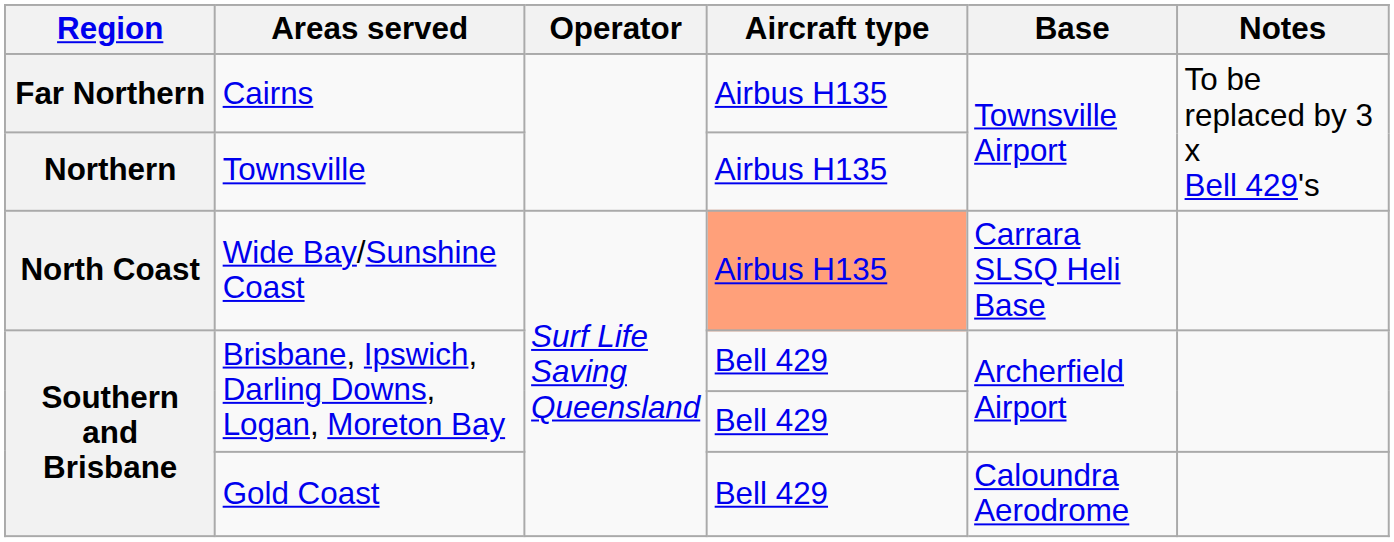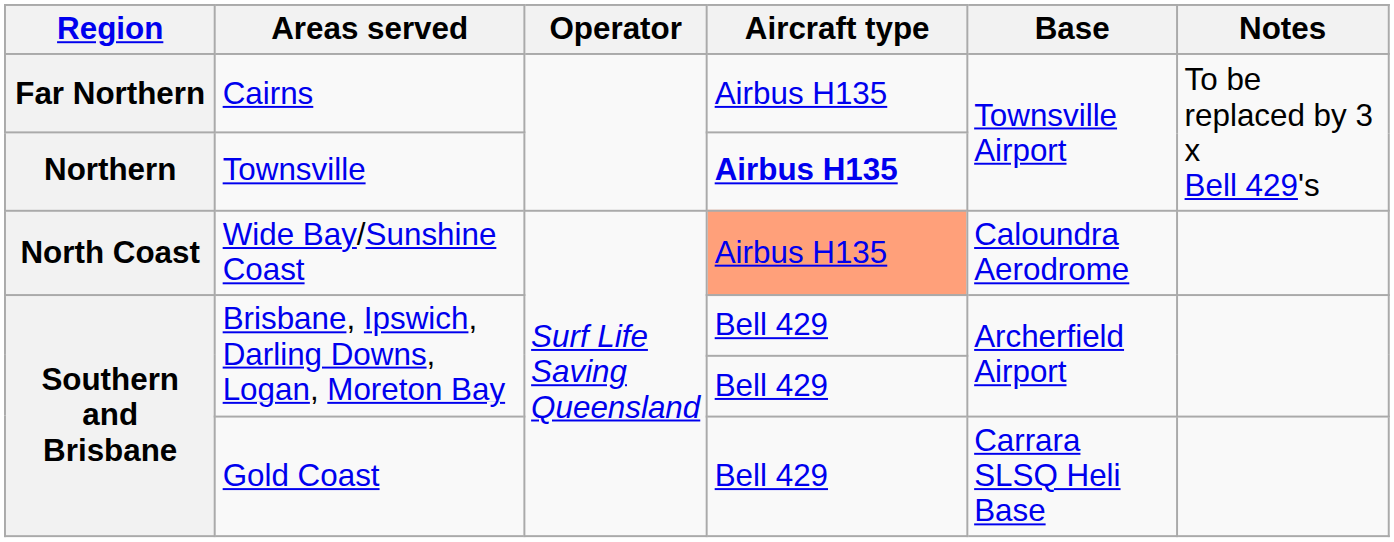(801, 170) normal -> (806, 170) bold
(1047, 269) Carrara SLSQ Heli Base -> (1052, 252) Caloundra Aerodrome
(1052, 492) Caloundra Aerodrome -> (1047, 475) Carrara SLSQ Heli Base
